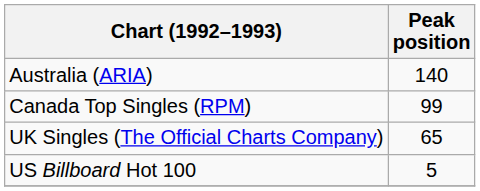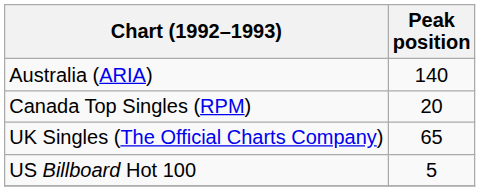(432, 106) 99 -> (432, 106) 20
